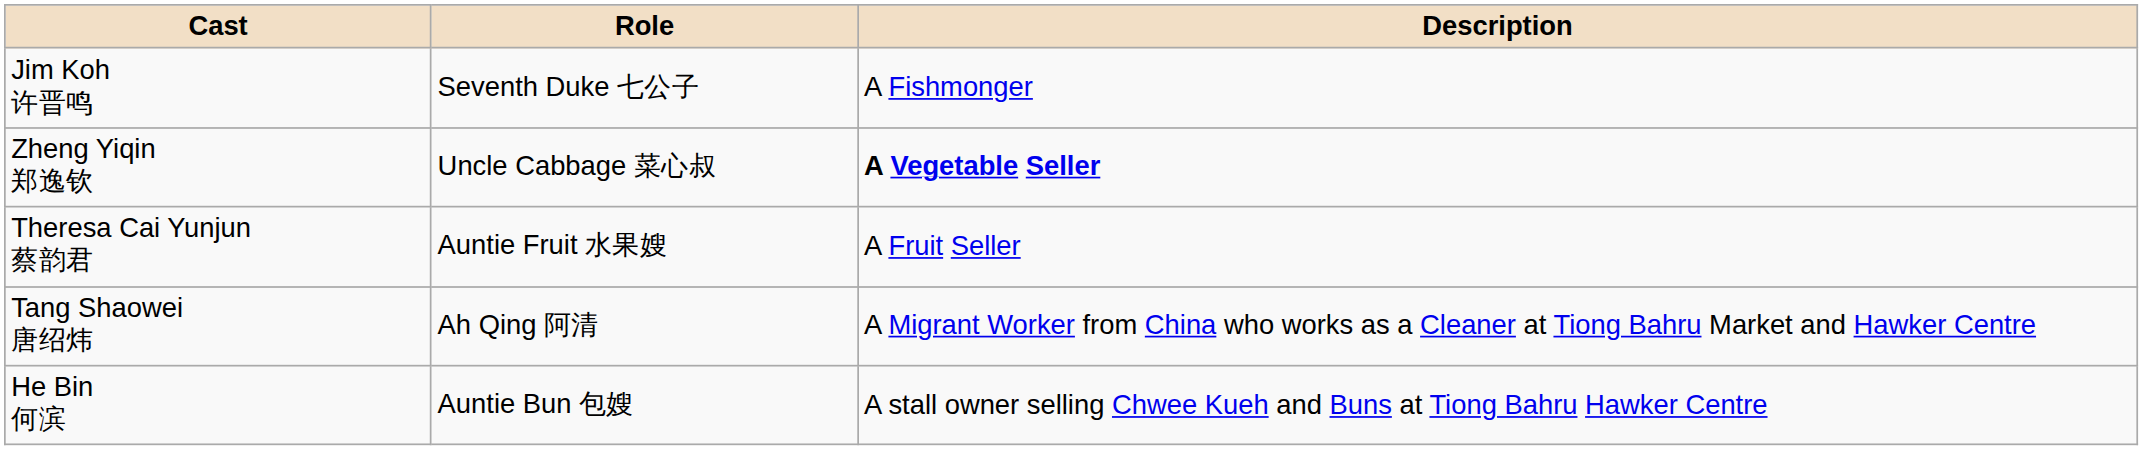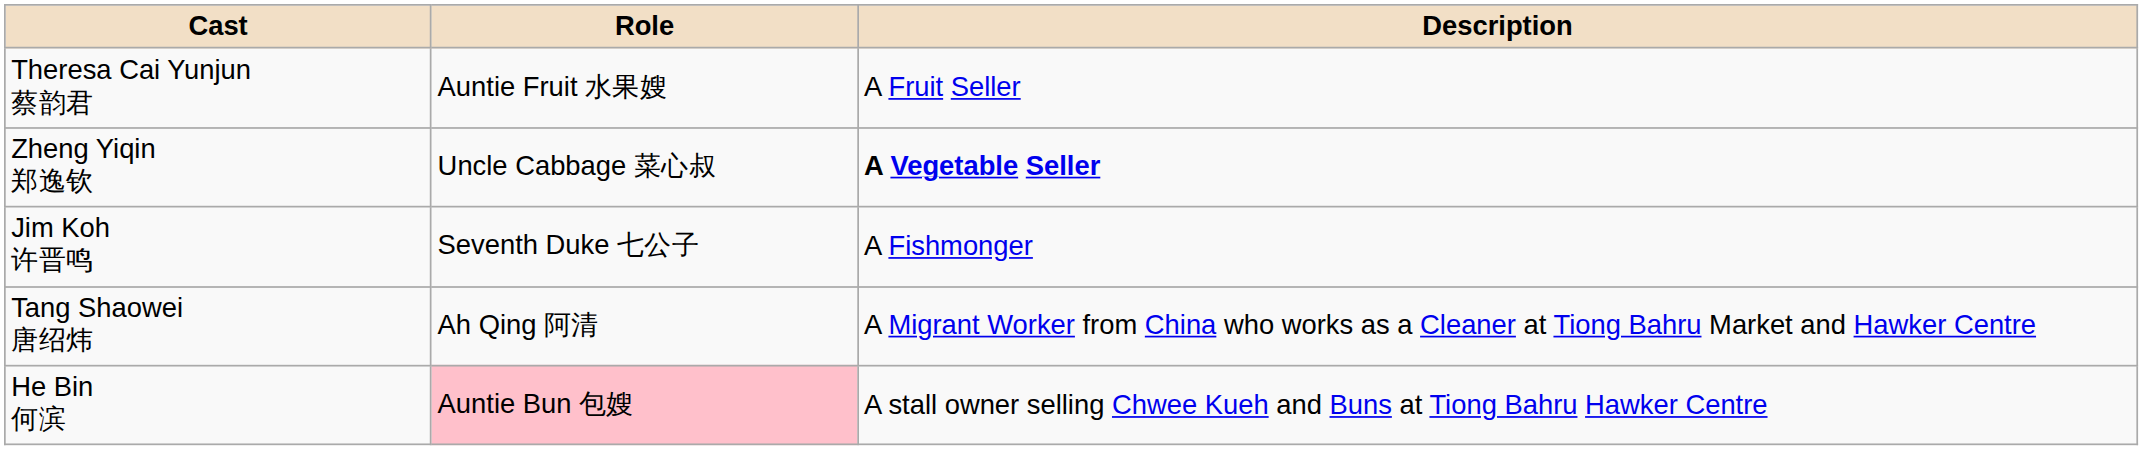rows swapped: (61, 85) <-> (131, 244)
(536, 403) no background -> (536, 403) pink background
